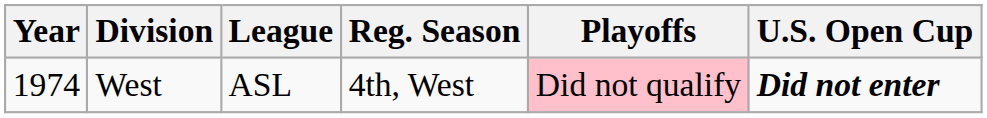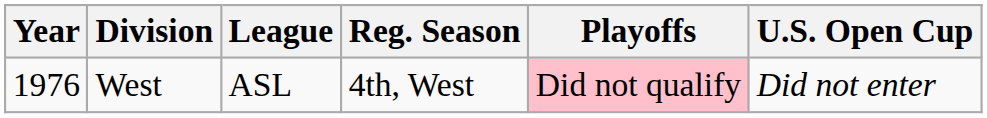(46, 84) 1974 -> (46, 84) 1976
(848, 84) bold -> (846, 84) normal
